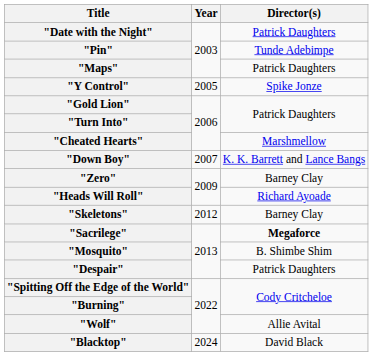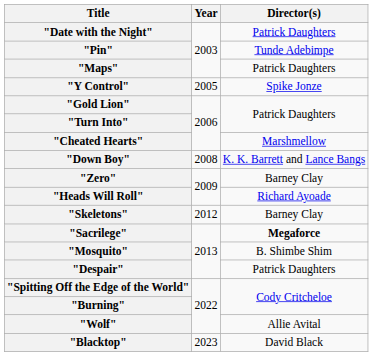(206, 159) 2007 -> (206, 159) 2008
(206, 342) 2024 -> (206, 342) 2023
